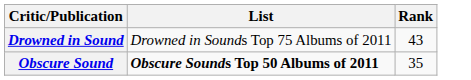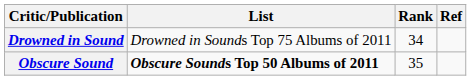+ column: (451, 16)
(416, 39) 43 -> (416, 39) 34
